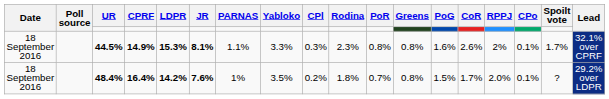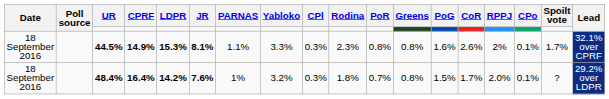(281, 78) 3.5% -> (281, 78) 3.2%
(316, 78) 0.2% -> (316, 78) 0.3%
